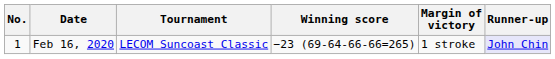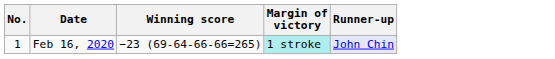- column: (194, 20)
(448, 45) no background -> (294, 45) paleturquoise background
